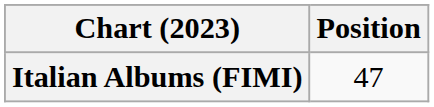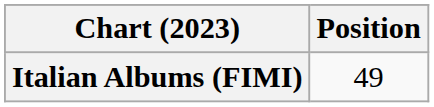(369, 76) 47 -> (369, 76) 49
